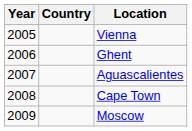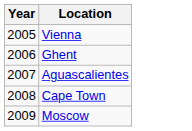- column: (66, 14)
